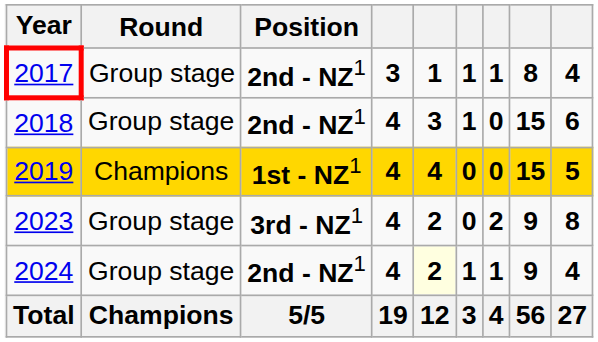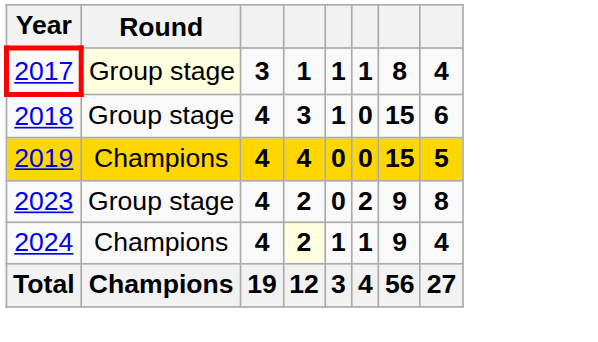- column: (307, 26)
(162, 72) no background -> (162, 71) lightyellow background
(161, 270) Group stage -> (161, 242) Champions
